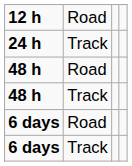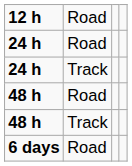+ row: (25, 43)
- row: (34, 148)
